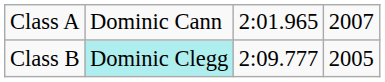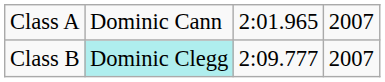(351, 58) 2005 -> (351, 58) 2007
